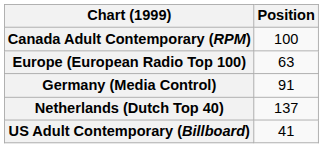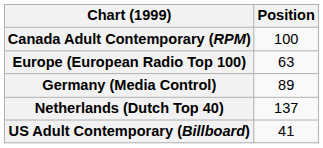(286, 85) 91 -> (286, 85) 89
